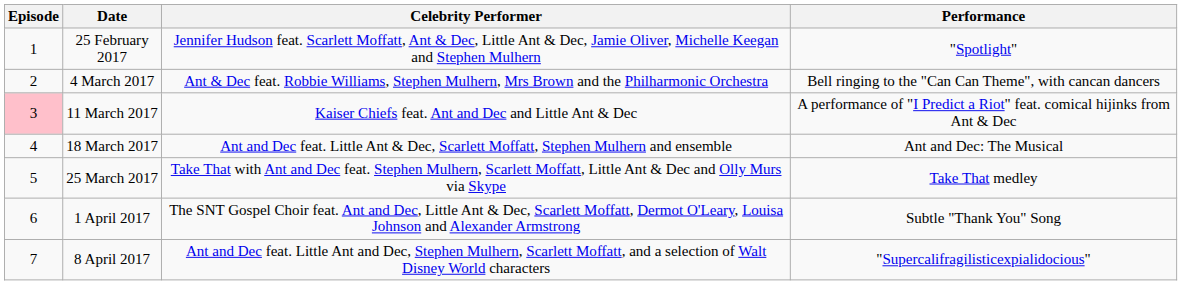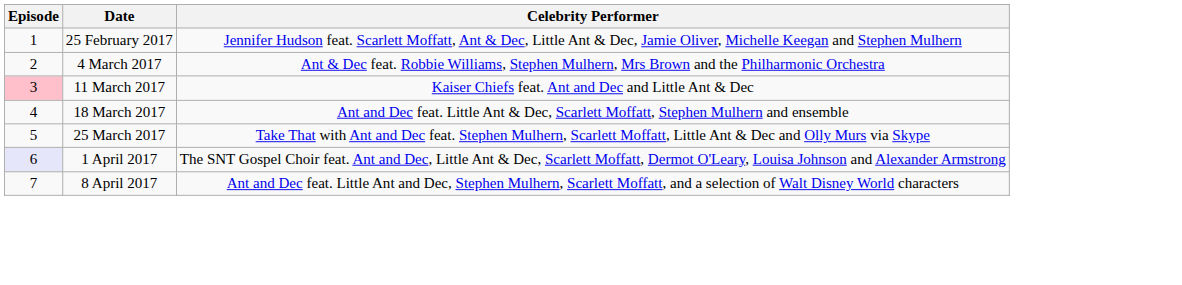- column: (984, 16)
(33, 218) no background -> (33, 159) lavender background
